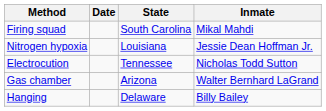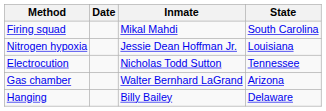columns swapped: (156, 13) <-> (257, 13)
